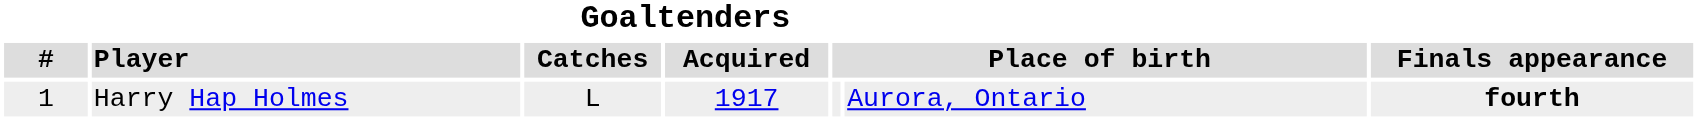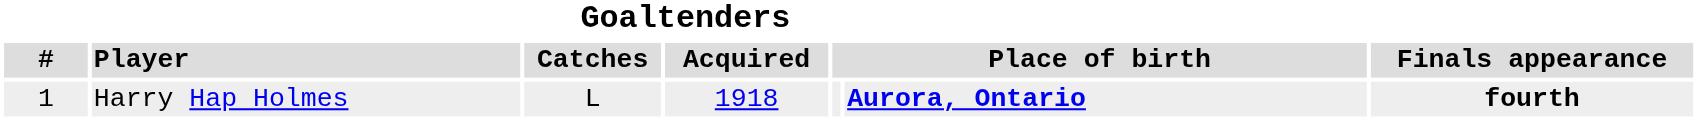(747, 99) 1917 -> (747, 99) 1918
(967, 99) normal -> (967, 99) bold
